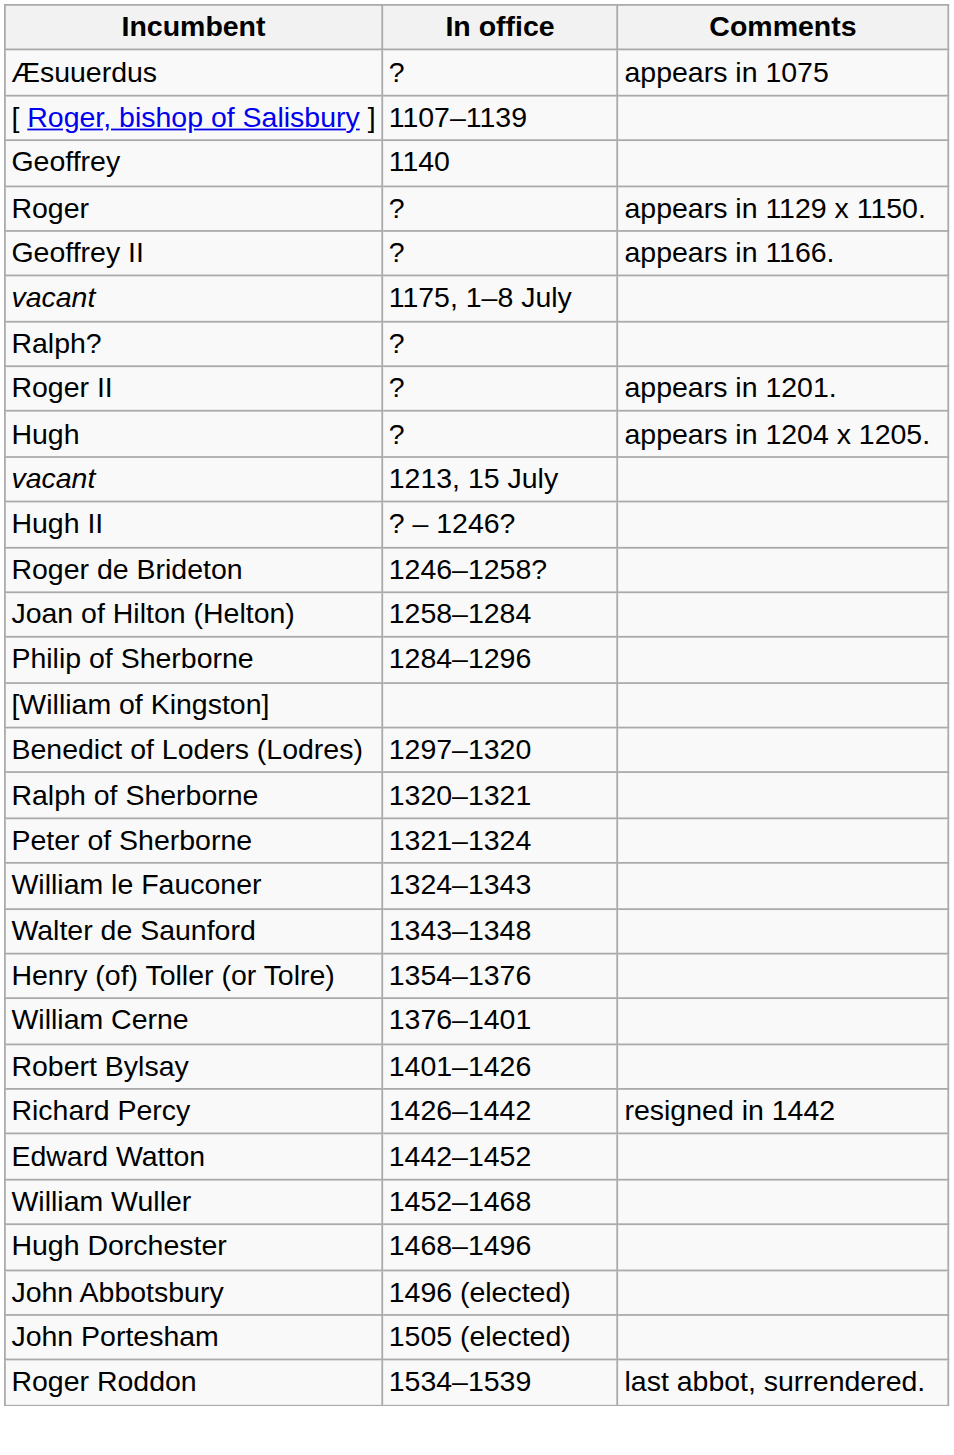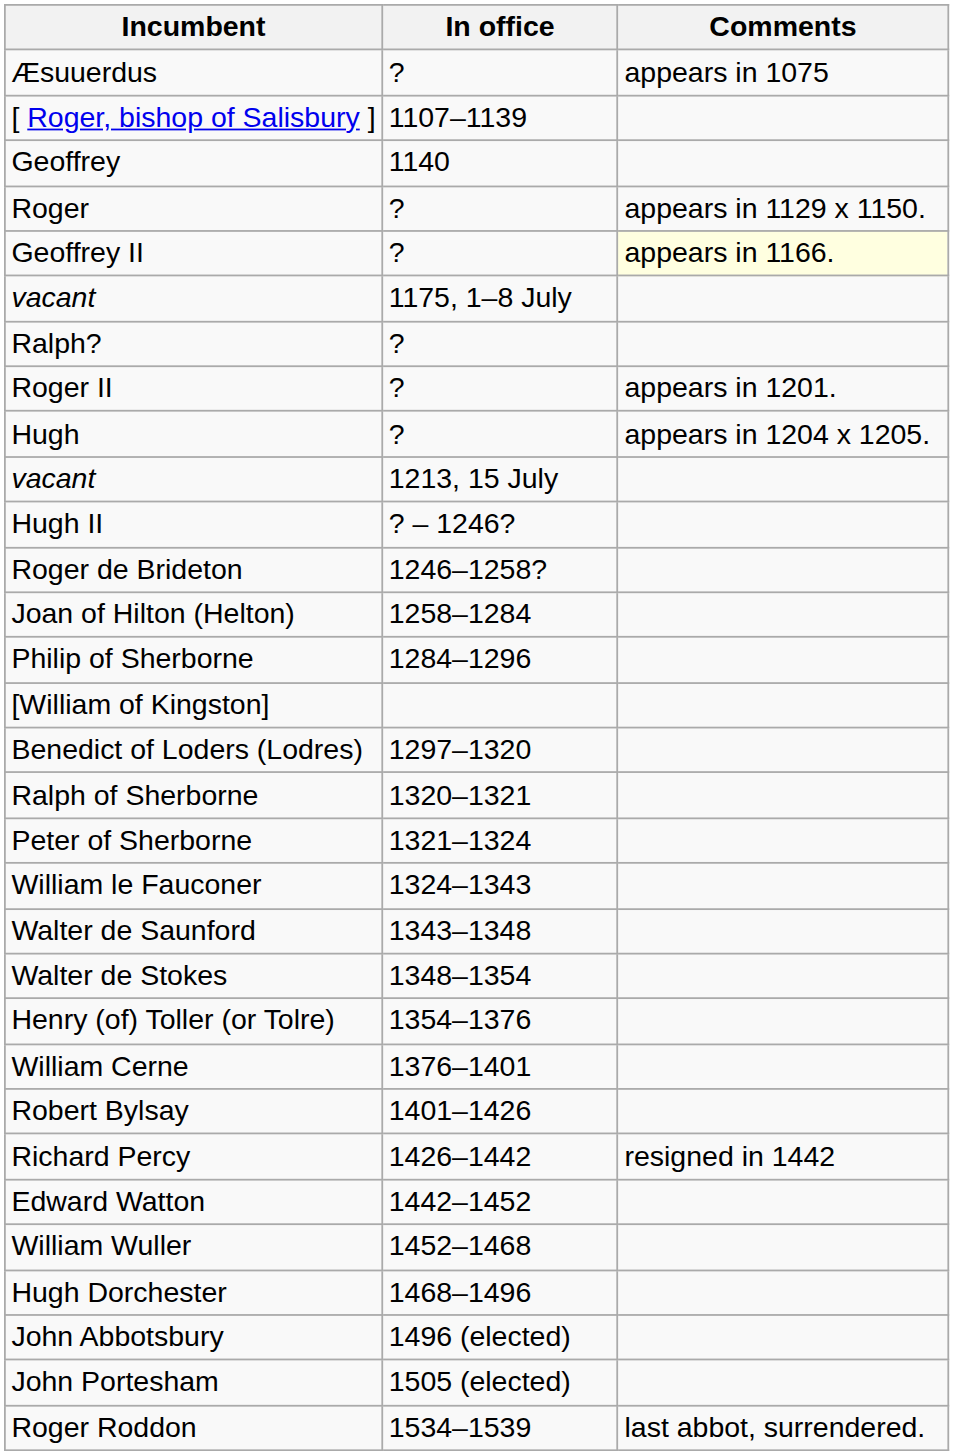(730, 252) no background -> (730, 252) lightyellow background
+ row: (119, 975)
